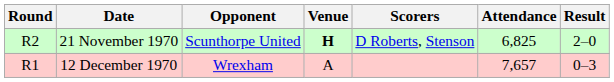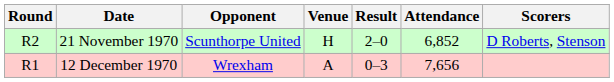columns swapped: (585, 16) <-> (415, 16)
(328, 41) bold -> (328, 41) normal
(519, 41) 6,825 -> (442, 41) 6,852
(519, 65) 7,657 -> (442, 65) 7,656
